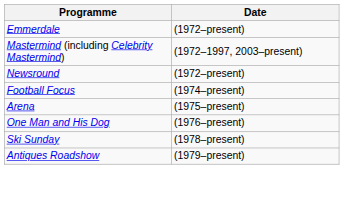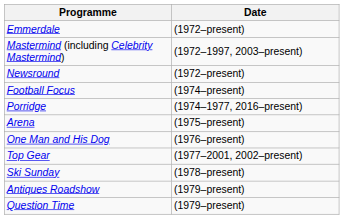+ row: (26, 106)
+ row: (28, 156)
+ row: (40, 205)
